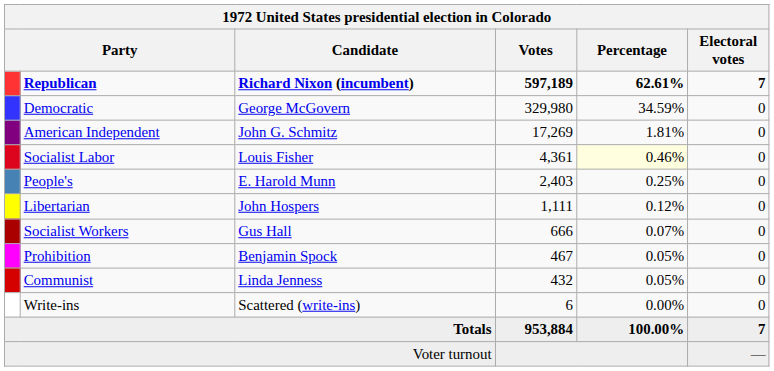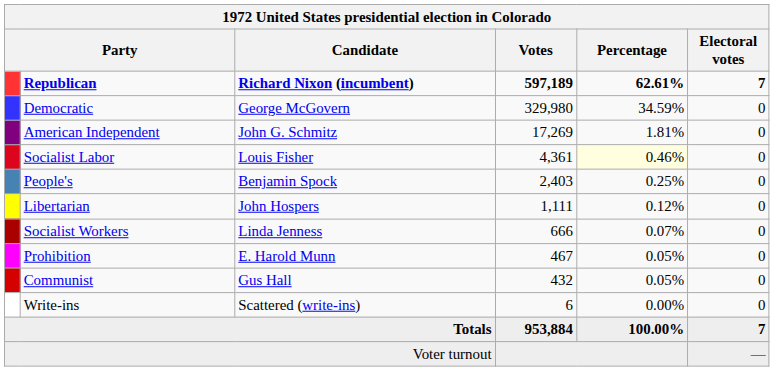(287, 181) E. Harold Munn -> (288, 181) Benjamin Spock
(265, 231) Gus Hall -> (280, 231) Linda Jenness
(288, 255) Benjamin Spock -> (287, 255) E. Harold Munn
(280, 280) Linda Jenness -> (265, 280) Gus Hall
